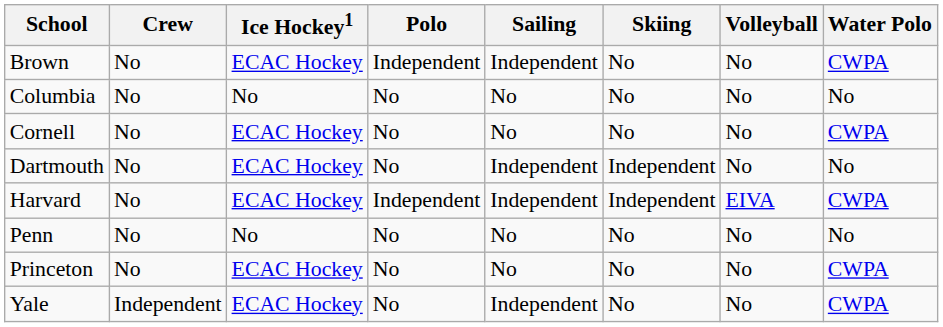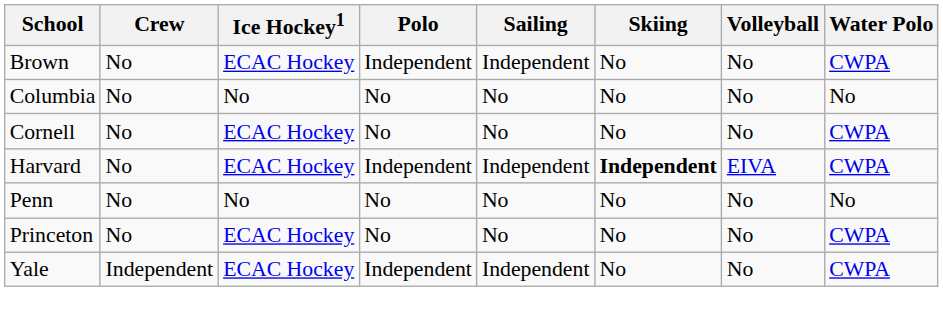- row: (57, 165)
(662, 200) normal -> (658, 165) bold
(386, 303) No -> (418, 269) Independent
